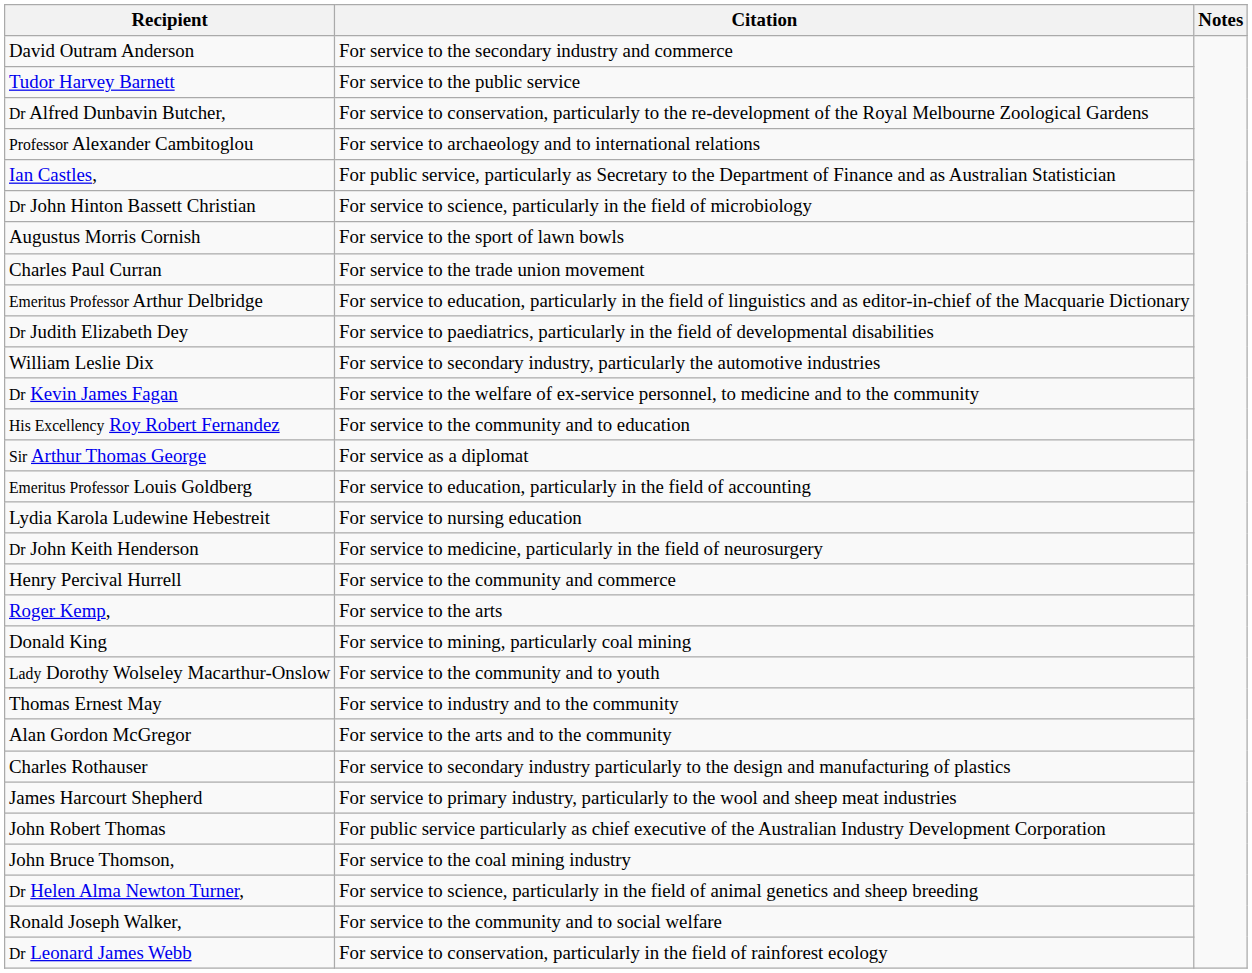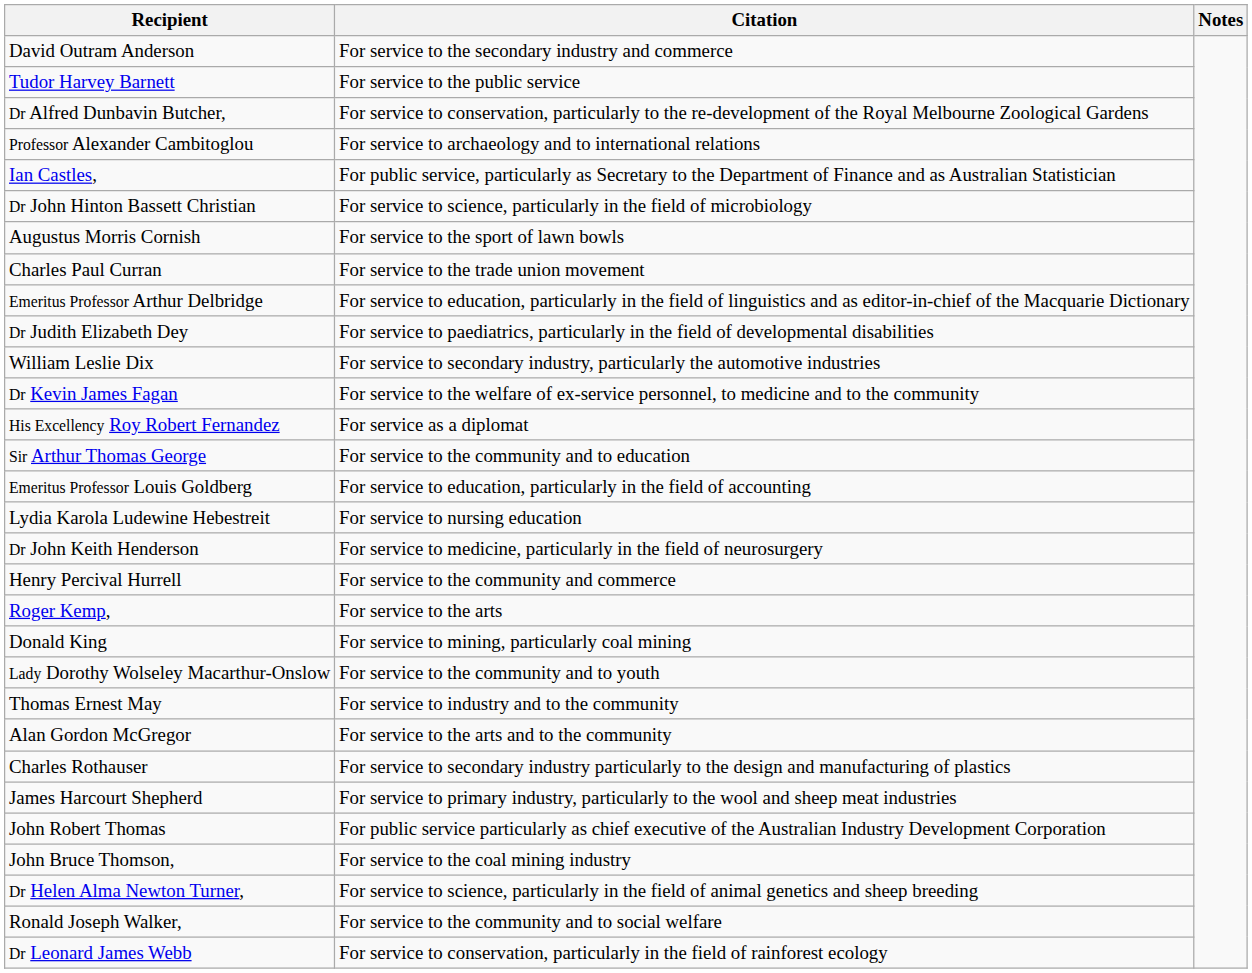(515, 424) For service to the community and to education -> (434, 424) For service as a diplomat
(434, 455) For service as a diplomat -> (515, 455) For service to the community and to education
